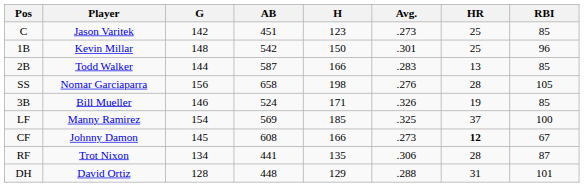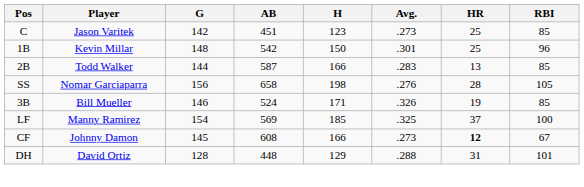- row: (23, 155)
